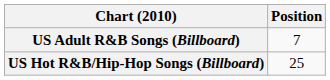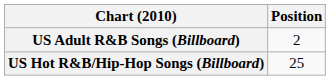(297, 39) 7 -> (297, 39) 2
